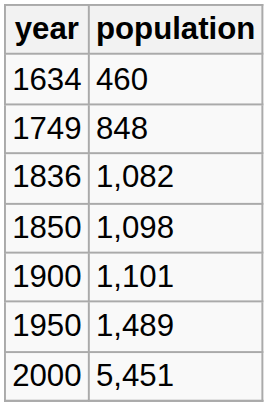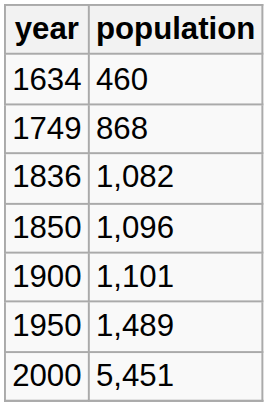(122, 128) 848 -> (122, 128) 868
(135, 227) 1,098 -> (135, 227) 1,096
